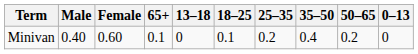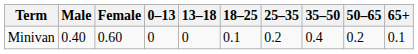columns swapped: (396, 15) <-> (158, 15)
